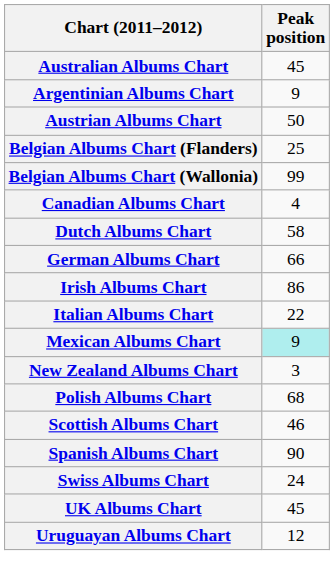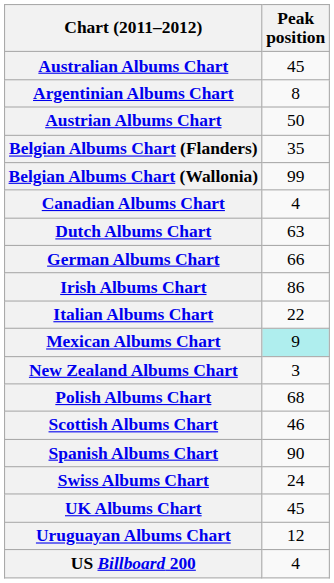(296, 93) 9 -> (296, 93) 8
(296, 148) 25 -> (296, 148) 35
(296, 231) 58 -> (296, 231) 63
+ row: (133, 563)
